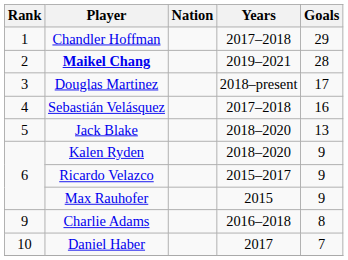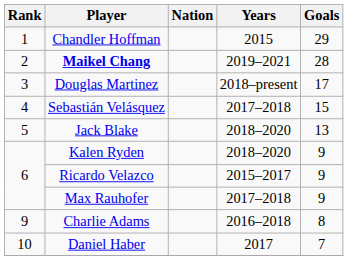(259, 38) 2017–2018 -> (259, 38) 2015
(322, 107) 16 -> (322, 107) 15
(259, 198) 2015 -> (259, 198) 2017–2018
